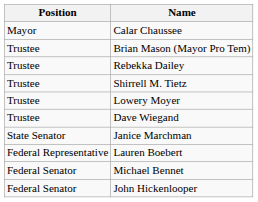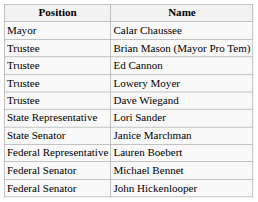- row: (149, 65)
- row: (150, 83)
+ row: (138, 65)
+ row: (140, 118)
